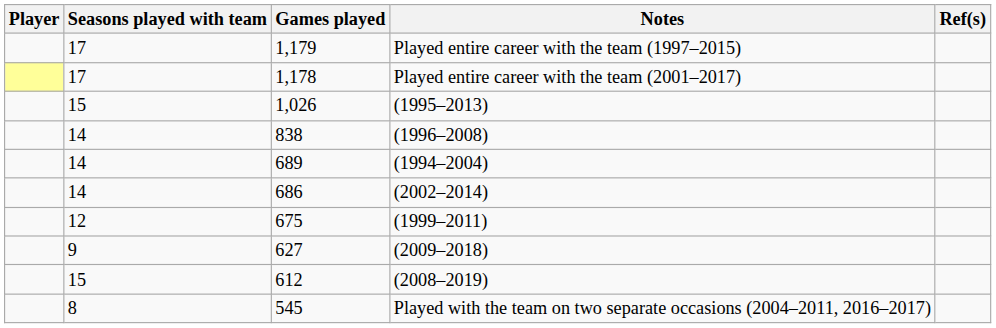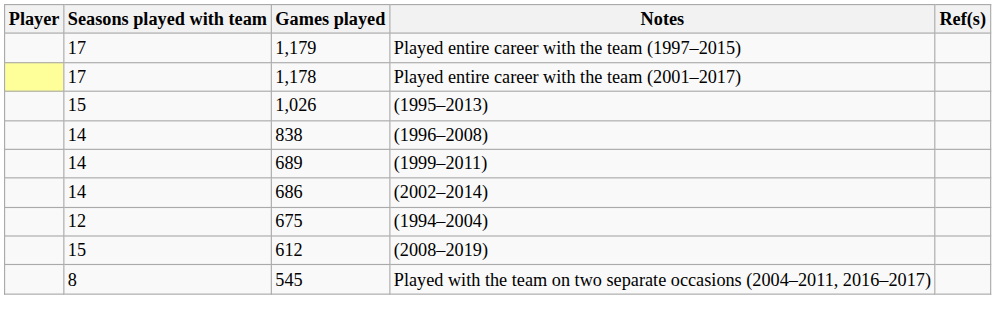(441, 163) (1994–2004) -> (441, 163) (1999–2011)
(441, 221) (1999–2011) -> (441, 221) (1994–2004)
- row: (289, 250)
